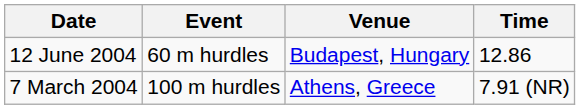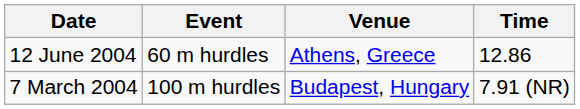(380, 54) Budapest, Hungary -> (363, 54) Athens, Greece
(363, 87) Athens, Greece -> (380, 87) Budapest, Hungary
